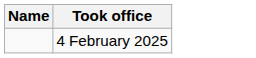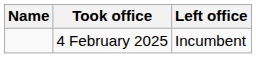+ column: (211, 16)
